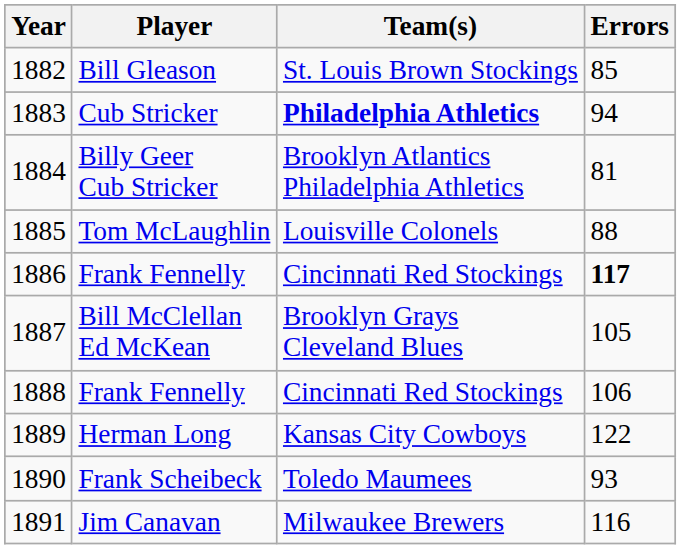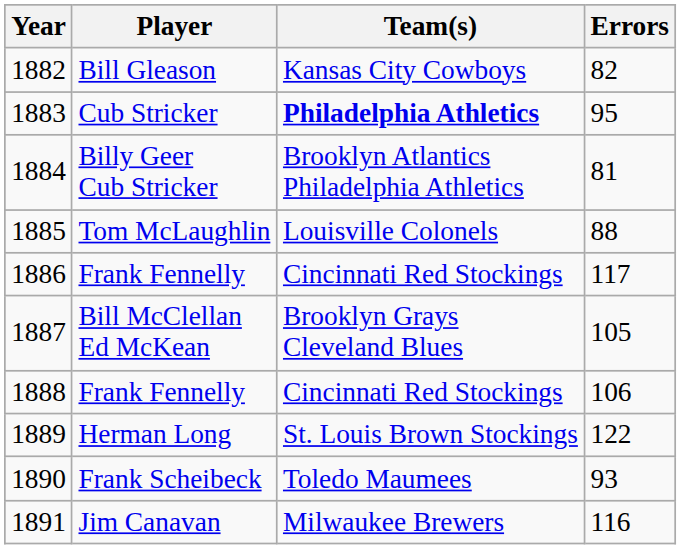(430, 69) St. Louis Brown Stockings -> (405, 69) Kansas City Cowboys
(604, 69) 85 -> (604, 69) 82
(604, 112) 94 -> (604, 112) 95
(610, 273) bold -> (611, 273) normal
(405, 434) Kansas City Cowboys -> (430, 434) St. Louis Brown Stockings
